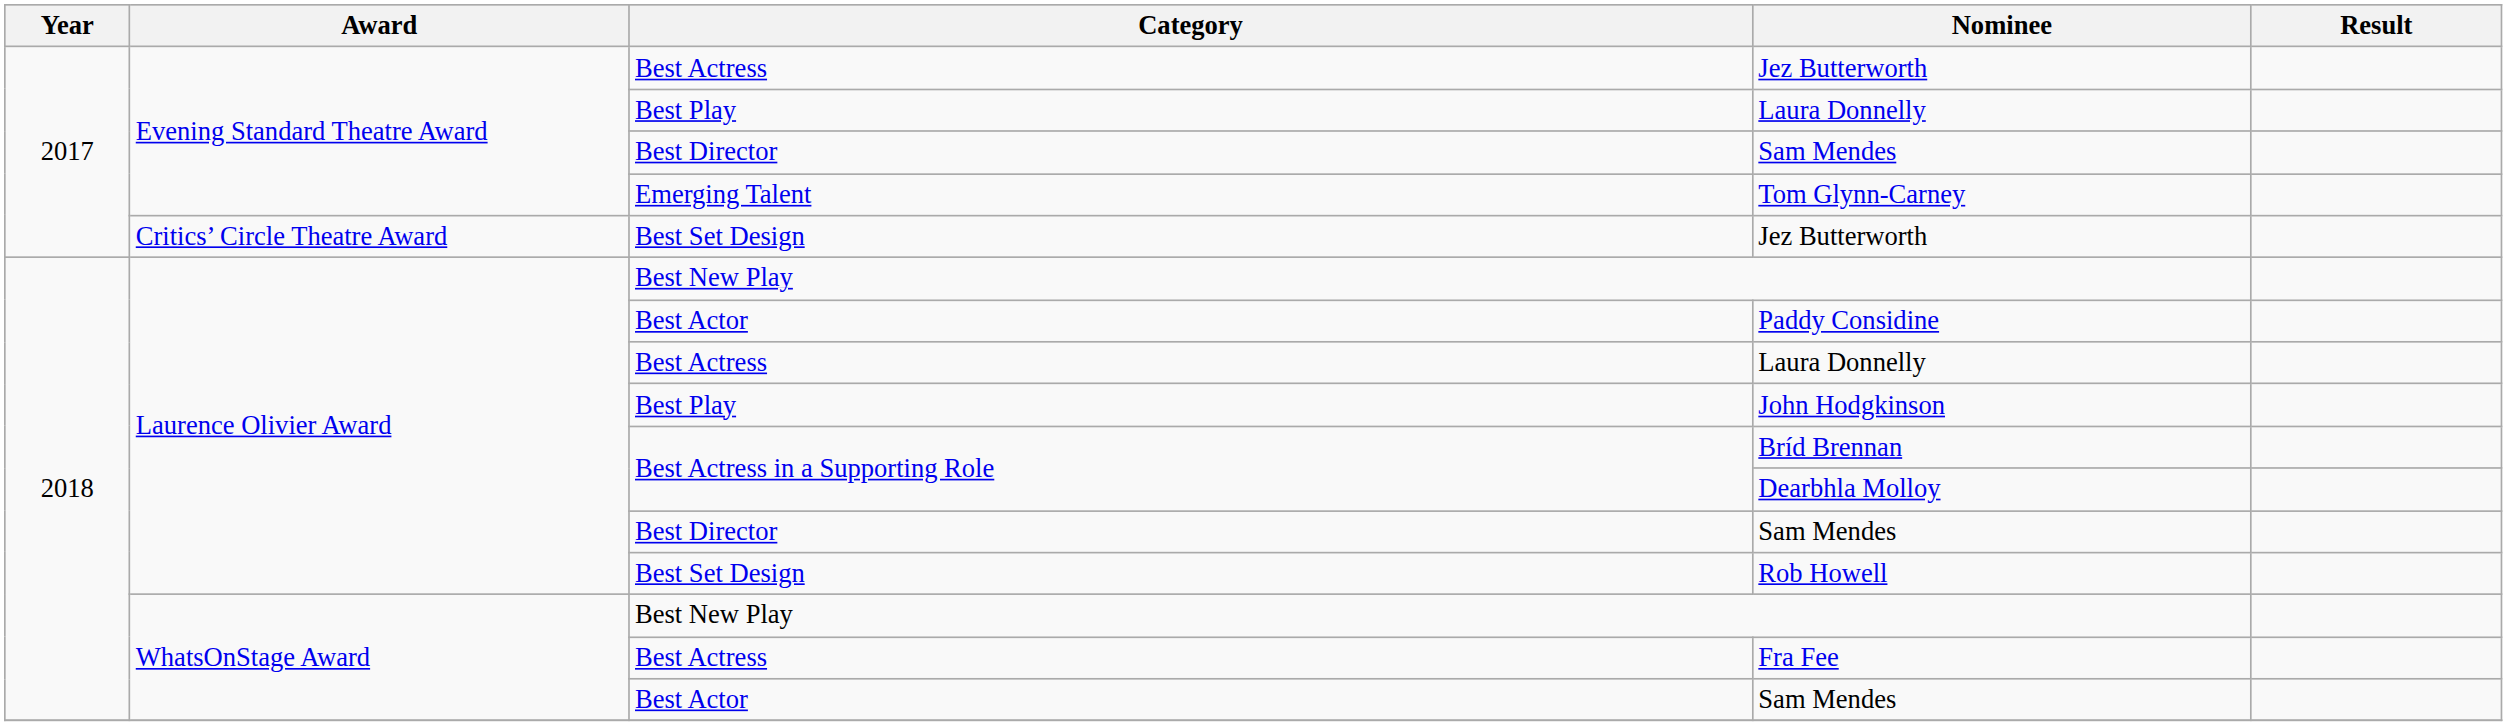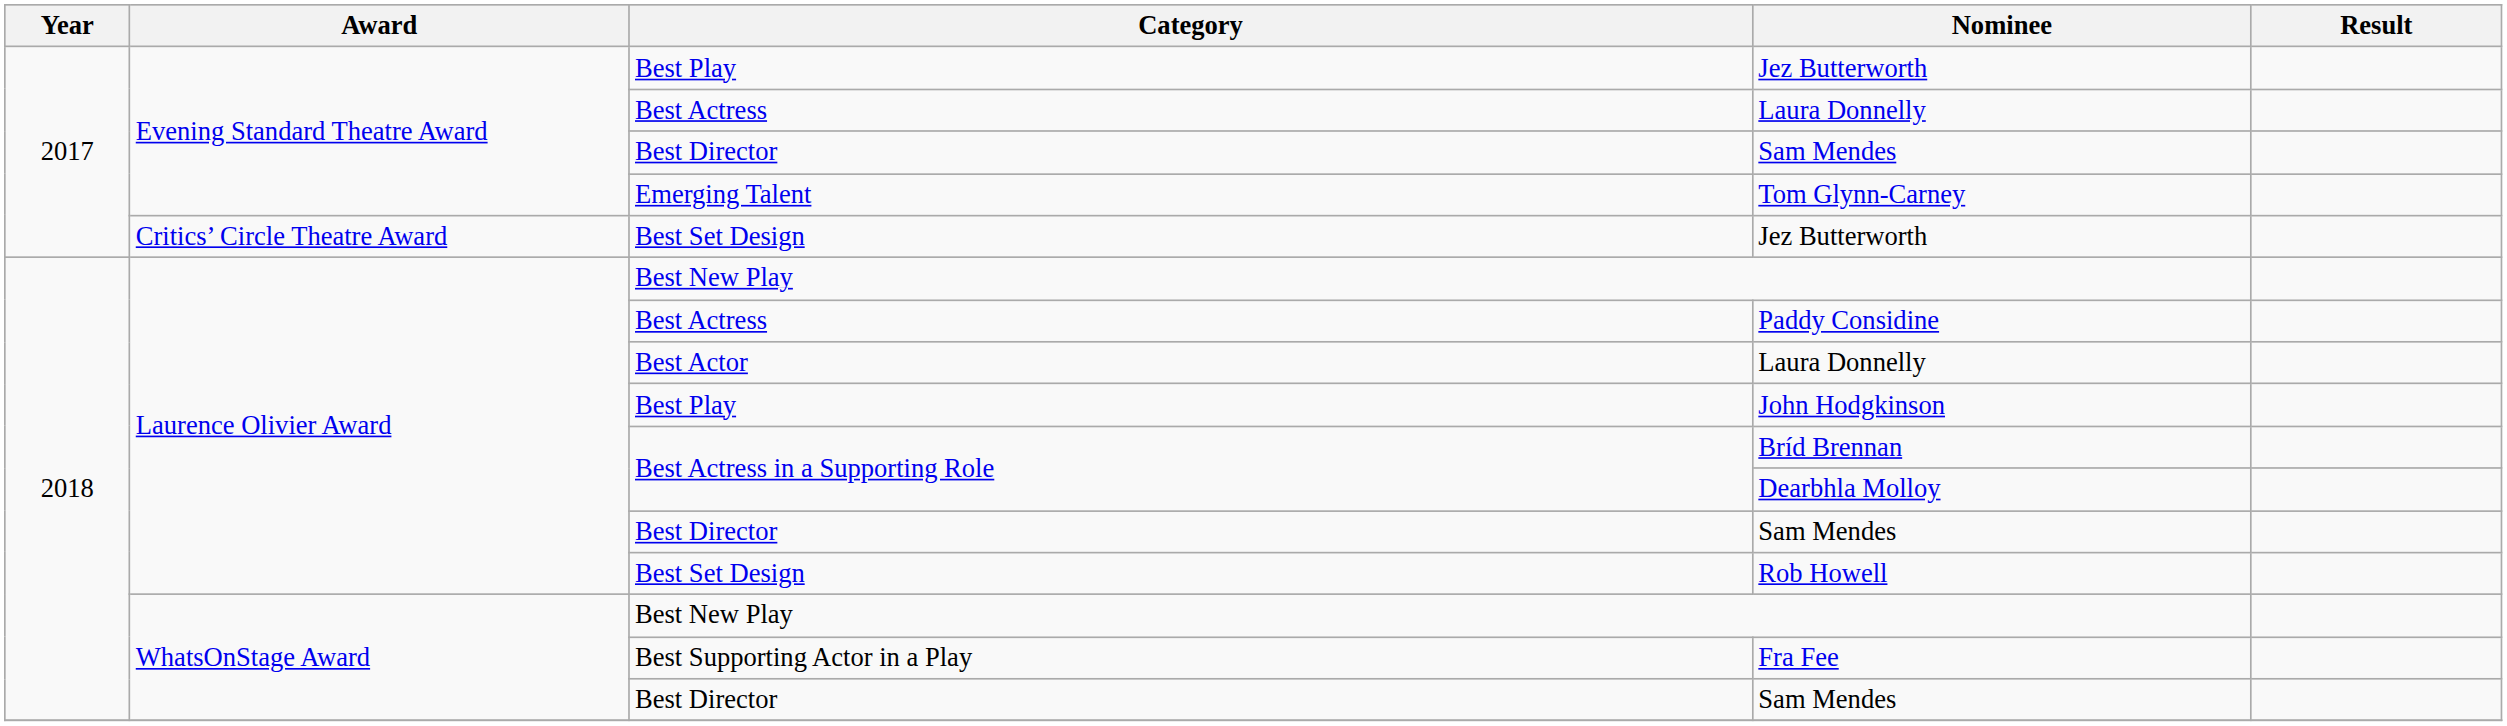(701, 67) Best Actress -> (686, 67) Best Play
(686, 109) Best Play -> (701, 109) Best Actress
(691, 320) Best Actor -> (701, 320) Best Actress
(701, 362) Best Actress -> (691, 362) Best Actor
(701, 657) Best Actress -> (804, 657) Best Supporting Actor in a Play
(691, 699) Best Actor -> (706, 699) Best Director
